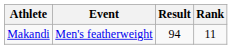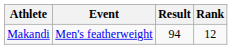(210, 34) 11 -> (210, 34) 12
